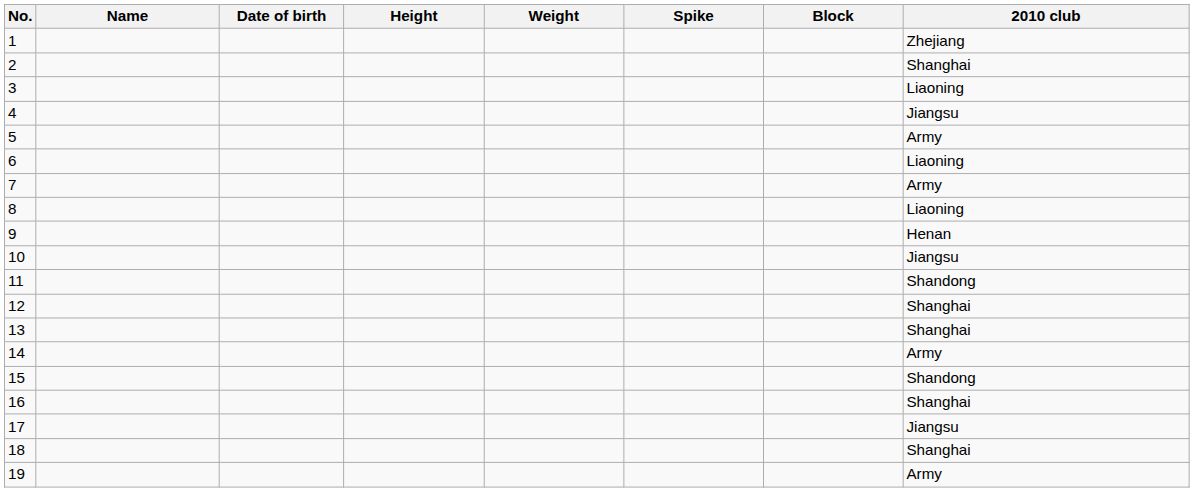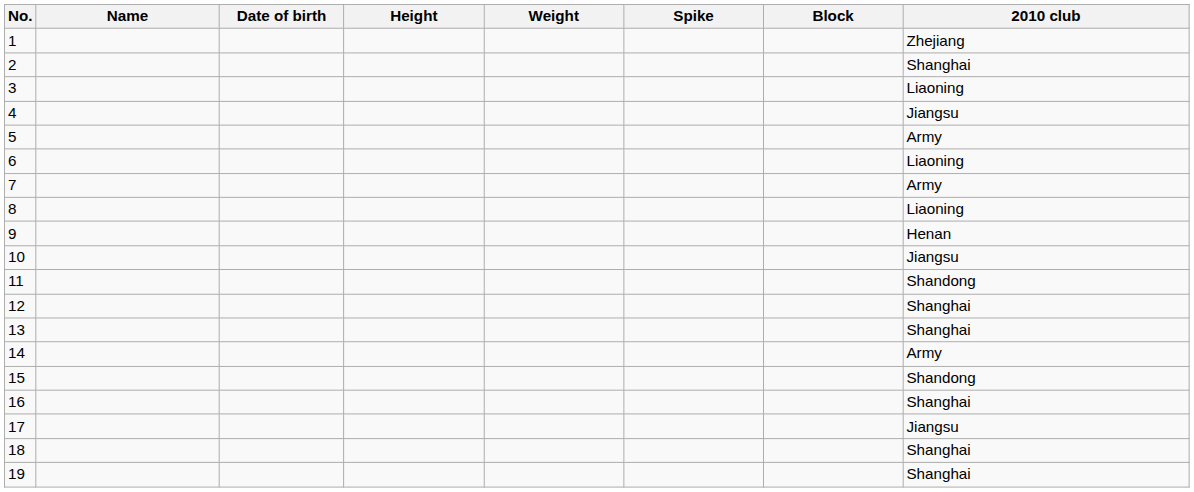(924, 474) Army -> (939, 474) Shanghai
